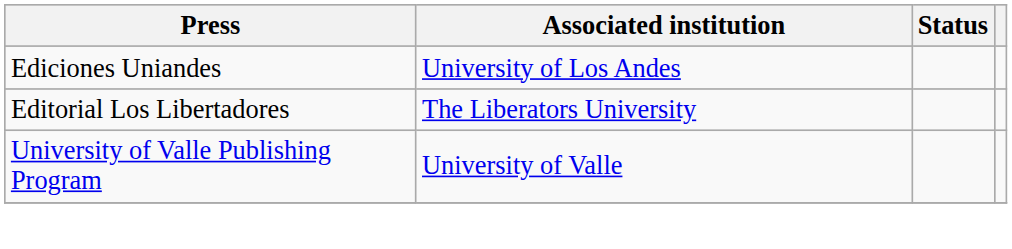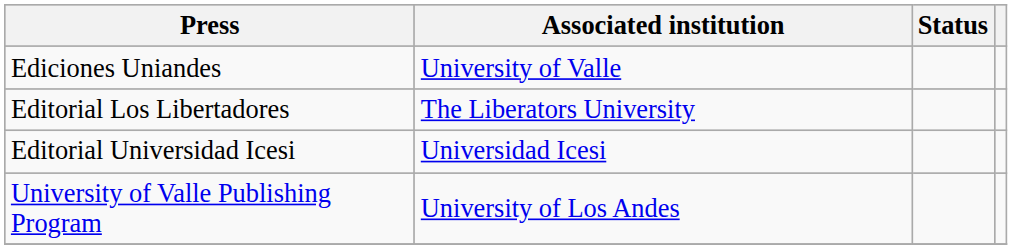(551, 67) University of Los Andes -> (521, 67) University of Valle
+ row: (153, 151)
(522, 165) University of Valle -> (550, 207) University of Los Andes
